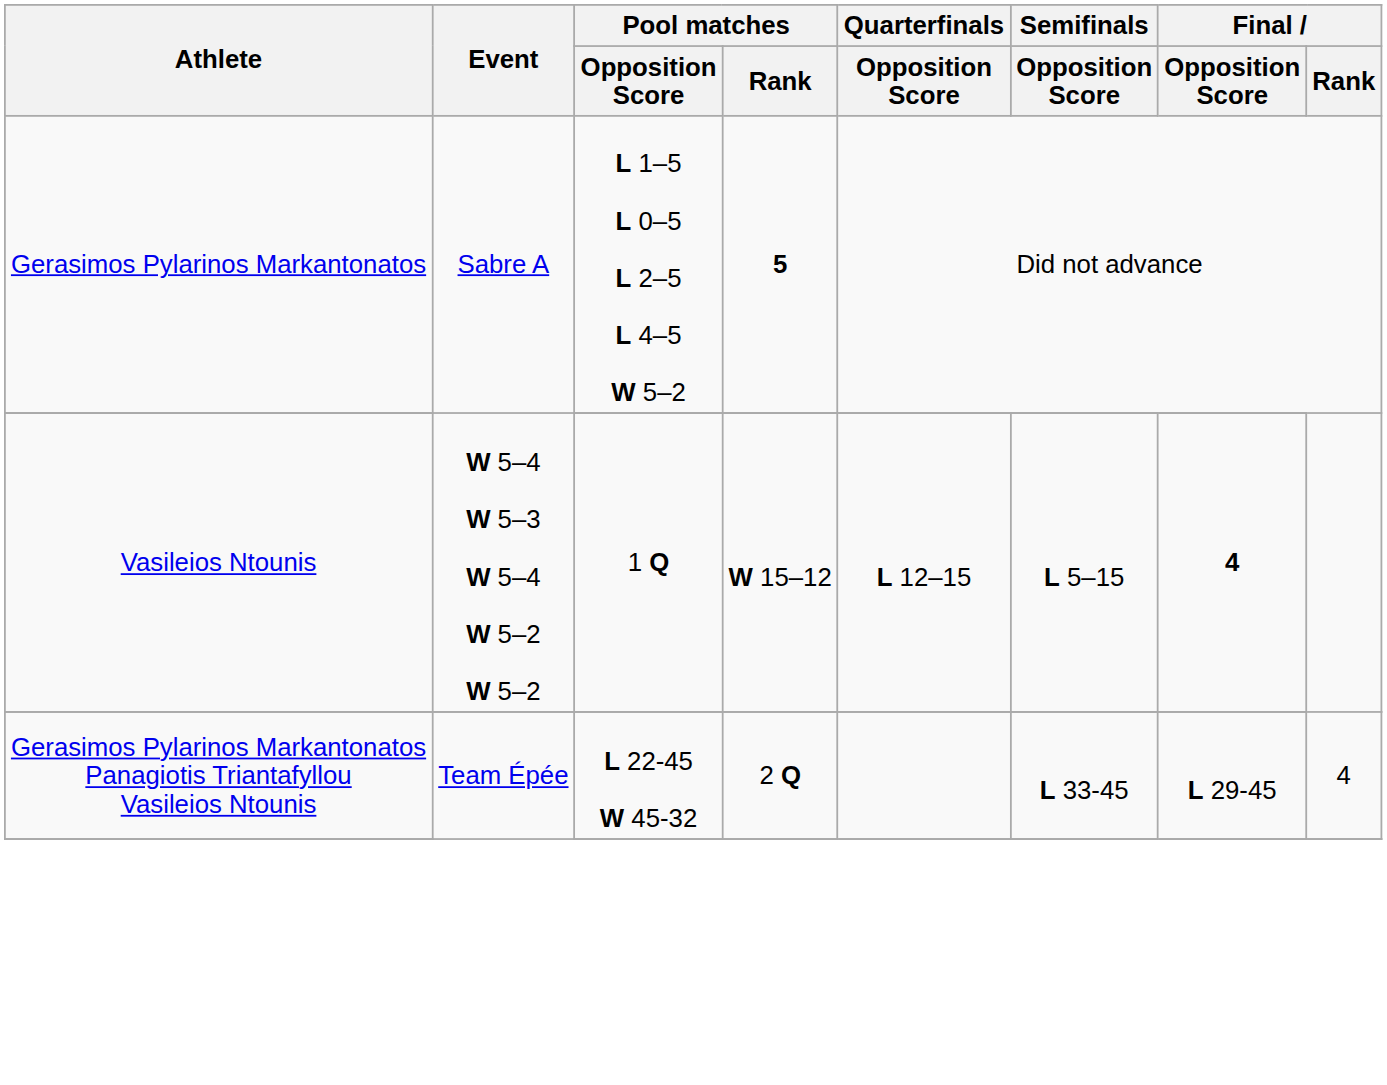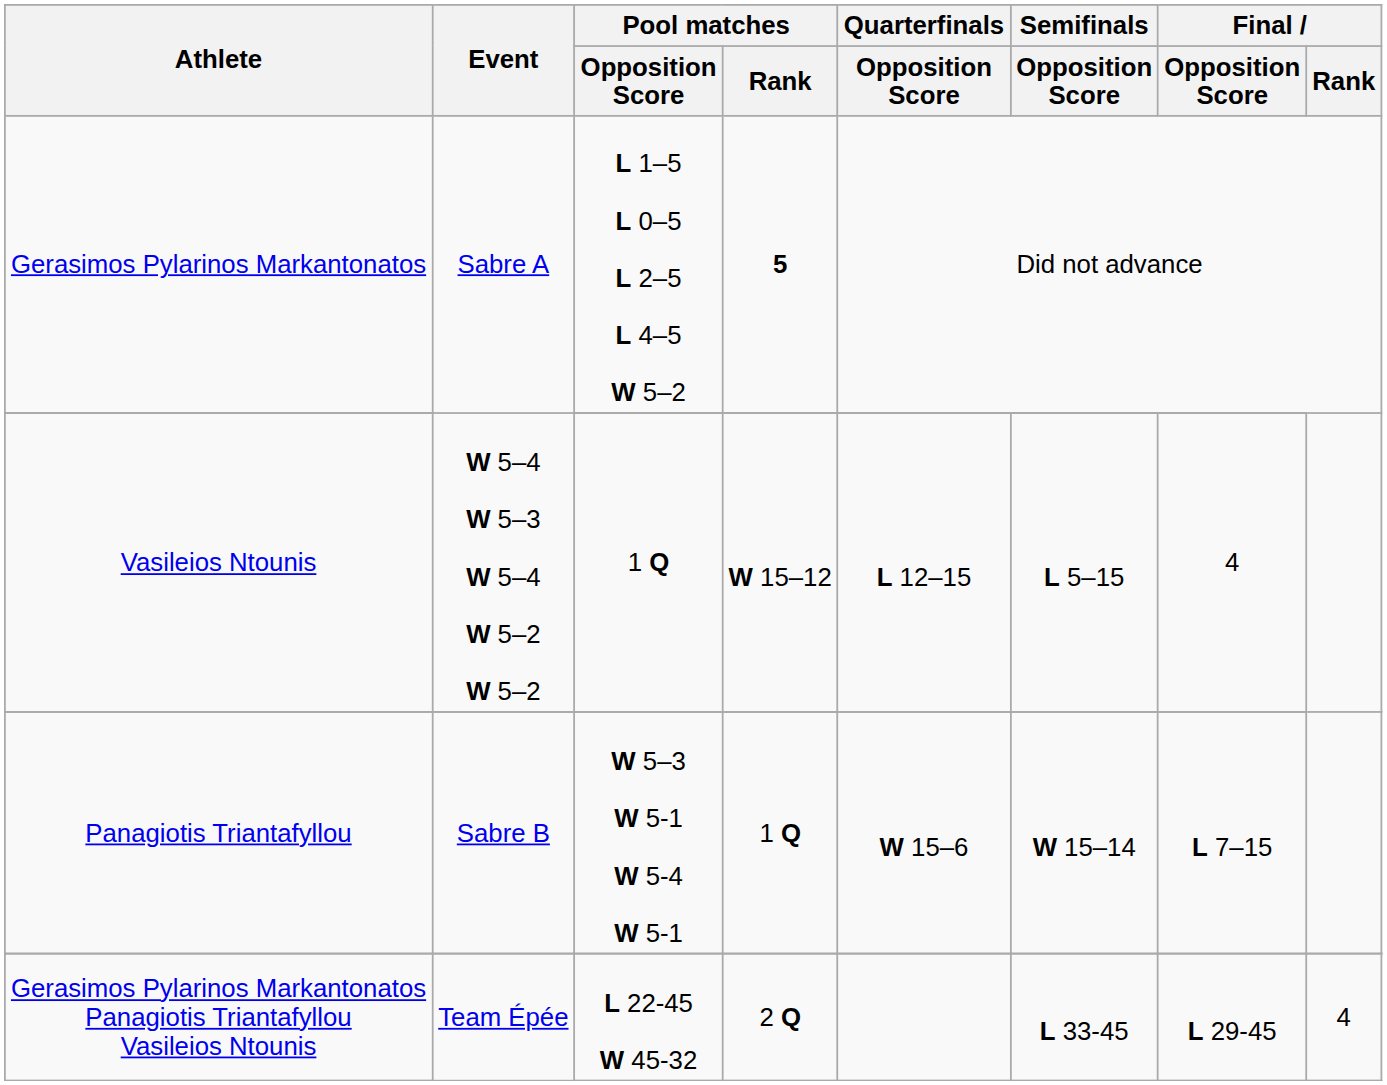(1232, 563) bold -> (1232, 563) normal
+ row: (219, 833)
